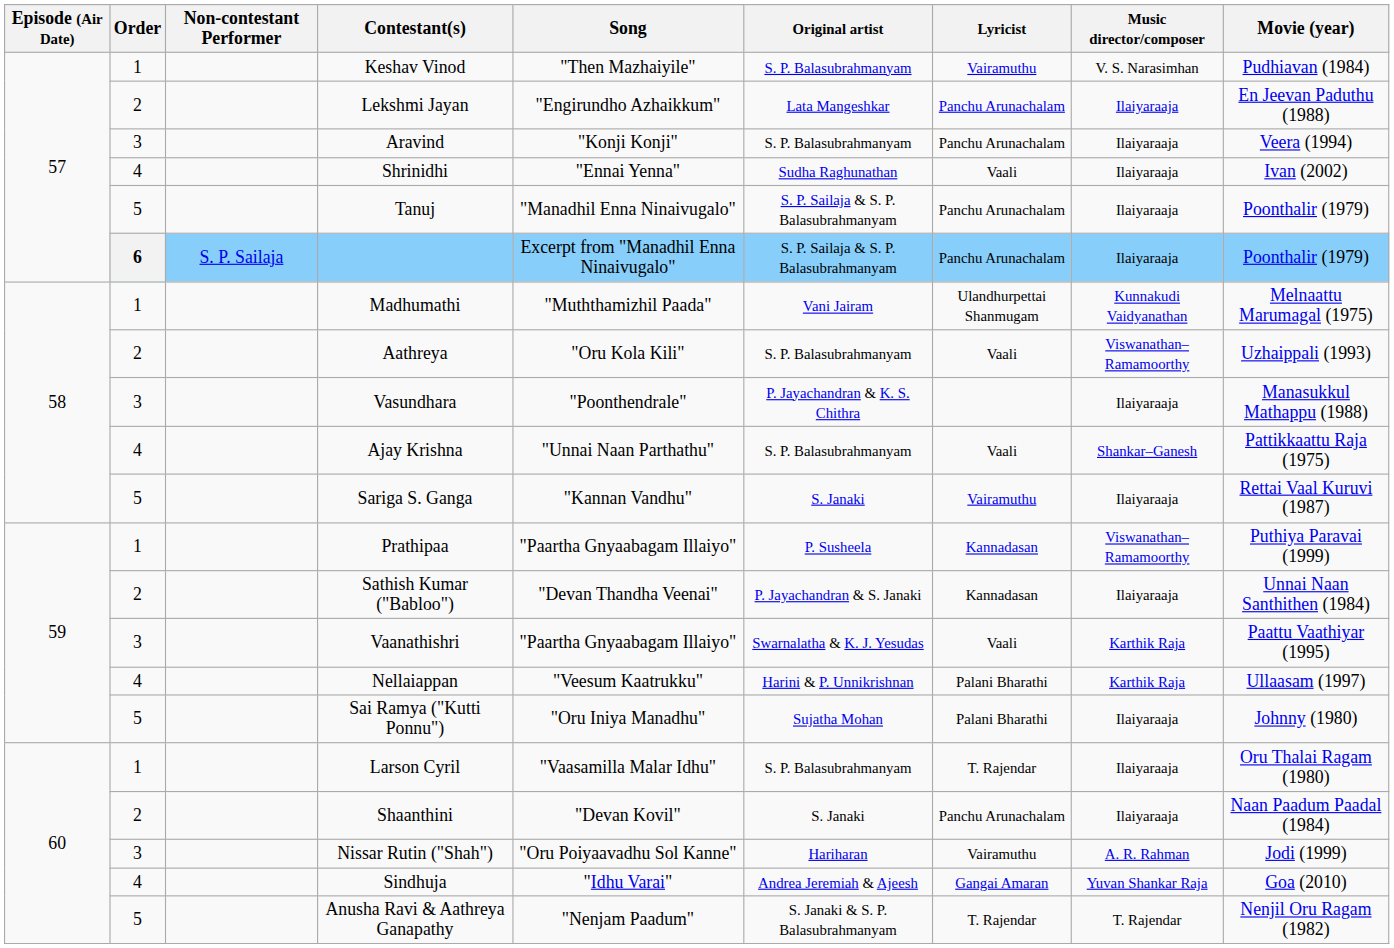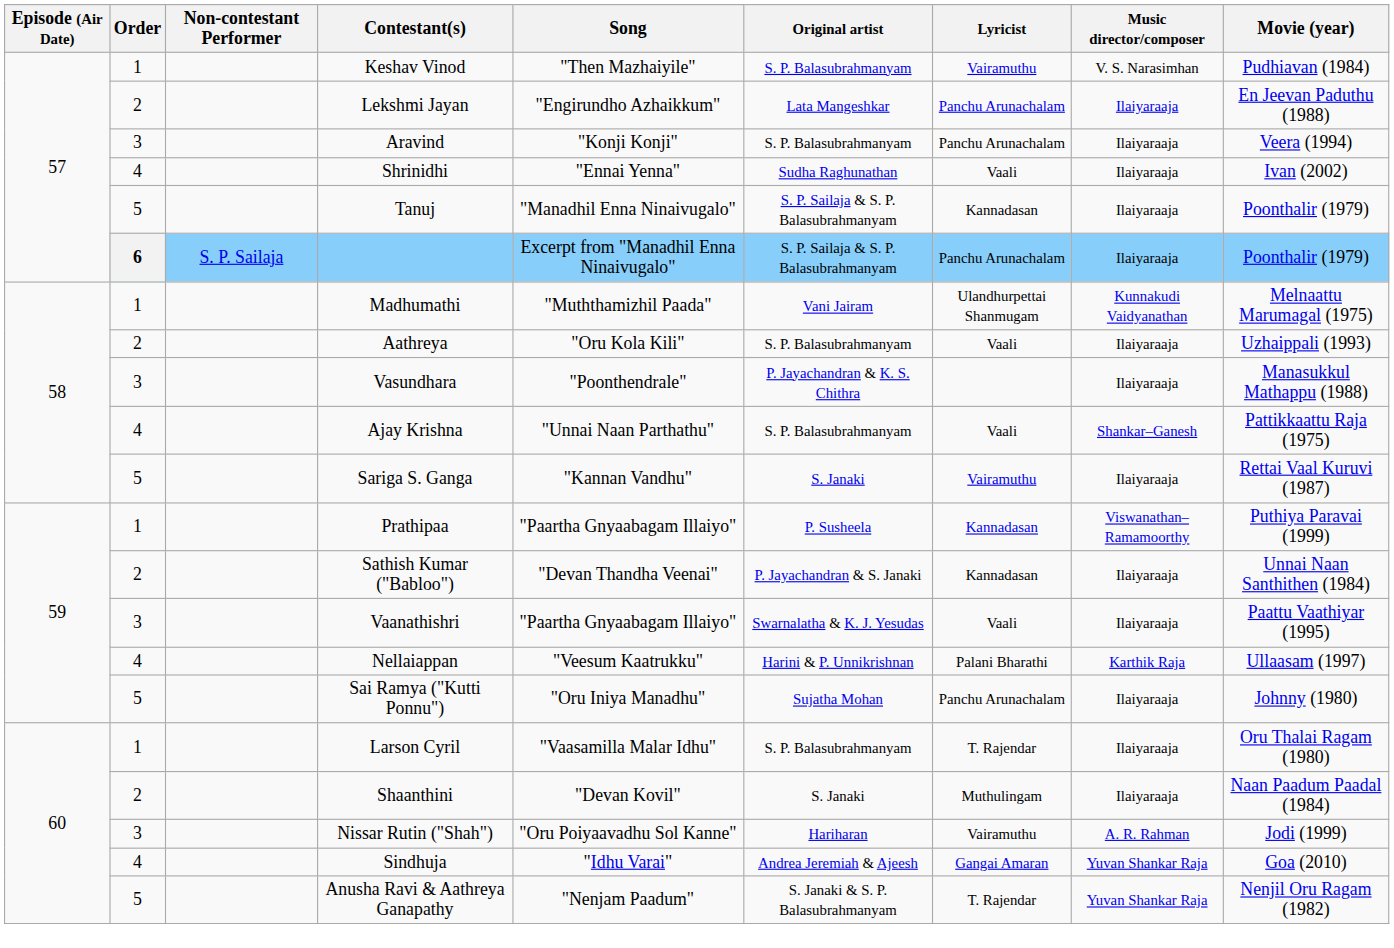(1002, 210) Panchu Arunachalam -> (1002, 210) Kannadasan
(1147, 354) Viswanathan–Ramamoorthy -> (1147, 344) Ilaiyaraaja
(1147, 643) Karthik Raja -> (1147, 623) Ilaiyaraaja
(1002, 720) Palani Bharathi -> (1002, 700) Panchu Arunachalam
(1002, 816) Panchu Arunachalam -> (1002, 796) Muthulingam
(1147, 920) T. Rajendar -> (1147, 900) Yuvan Shankar Raja
